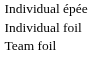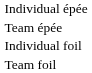+ row: (33, 27)
